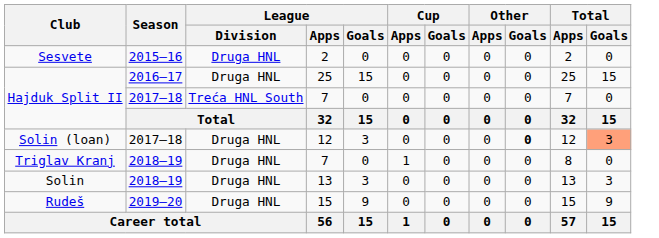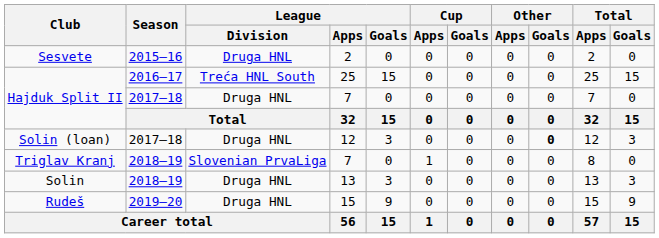(246, 77) Druga HNL -> (257, 77) Treća HNL South
(246, 98) Treća HNL South -> (257, 98) Druga HNL
(609, 139) lightsalmon background -> (632, 139) no background
(246, 160) Druga HNL -> (257, 160) Slovenian PrvaLiga
